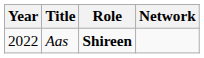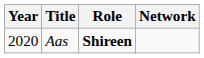(23, 40) 2022 -> (23, 40) 2020
